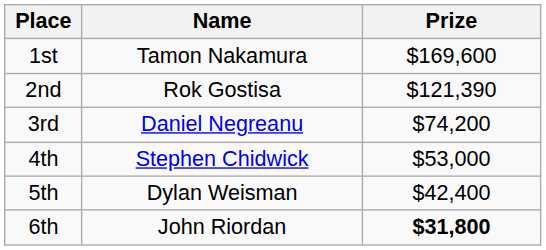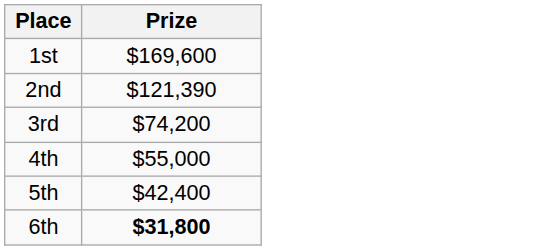- column: (222, 21)
(451, 158) $53,000 -> (171, 158) $55,000
